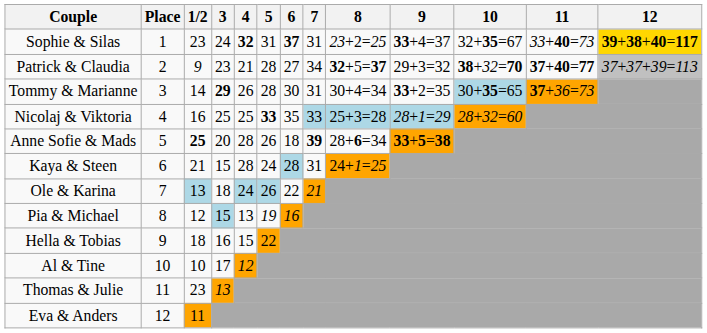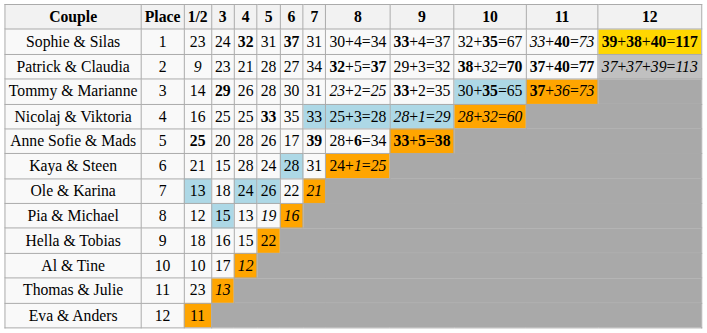(358, 41) 23+2=25 -> (358, 41) 30+4=34
(358, 91) 30+4=34 -> (358, 91) 23+2=25
(291, 141) 18 -> (291, 141) 17
